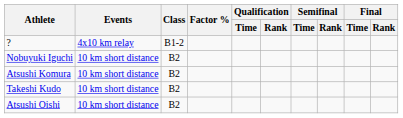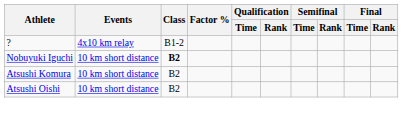(174, 58) normal -> (174, 58) bold
- row: (34, 89)
